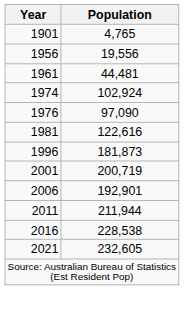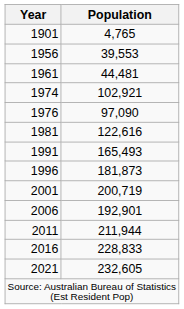(120, 54) 19,556 -> (120, 54) 39,553
(120, 93) 102,924 -> (120, 93) 102,921
+ row: (45, 152)
(120, 230) 228,538 -> (120, 249) 228,833
